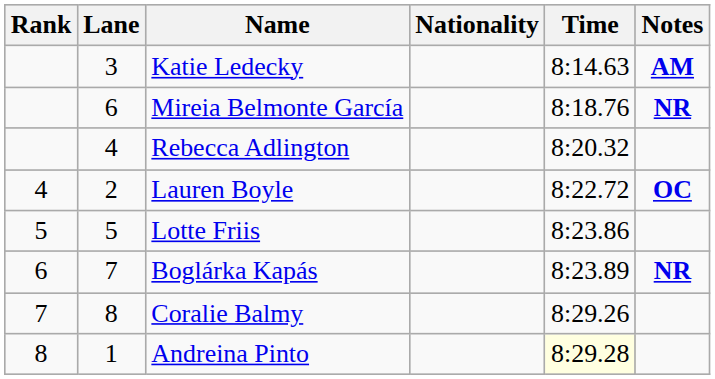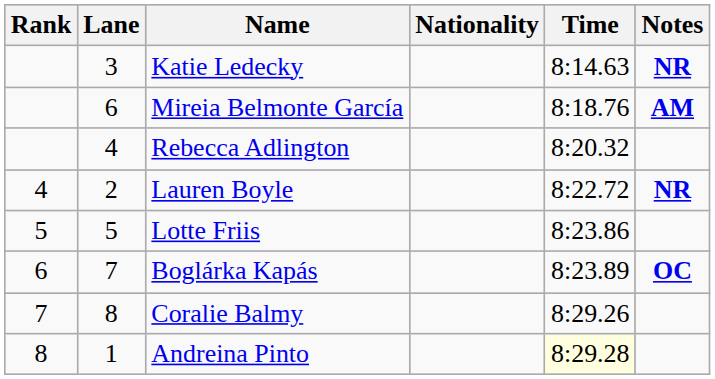(672, 66) AM -> (672, 66) NR
(672, 107) NR -> (672, 107) AM
(672, 189) OC -> (672, 189) NR
(672, 271) NR -> (672, 271) OC
